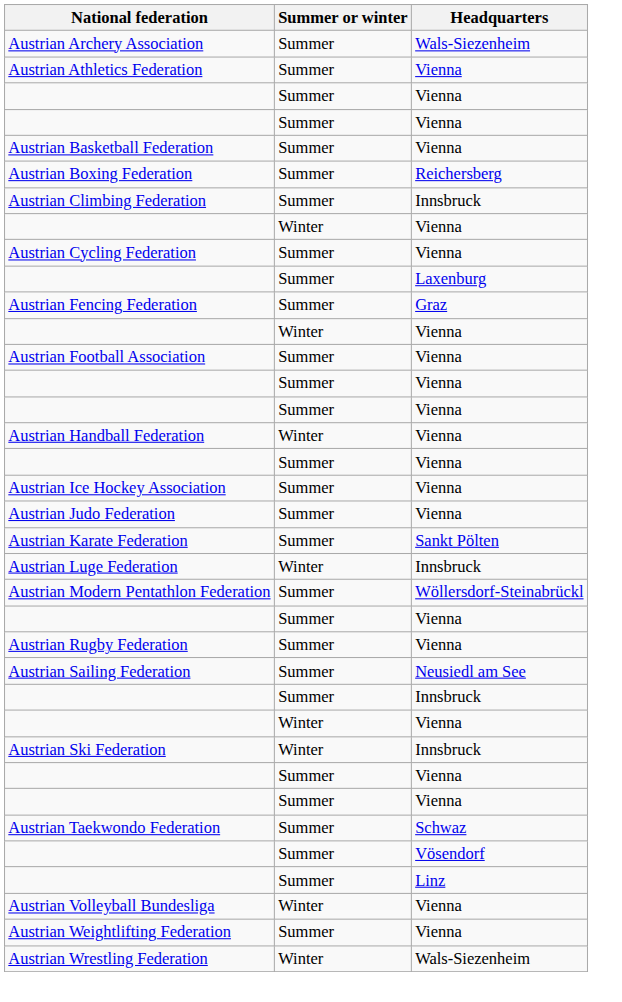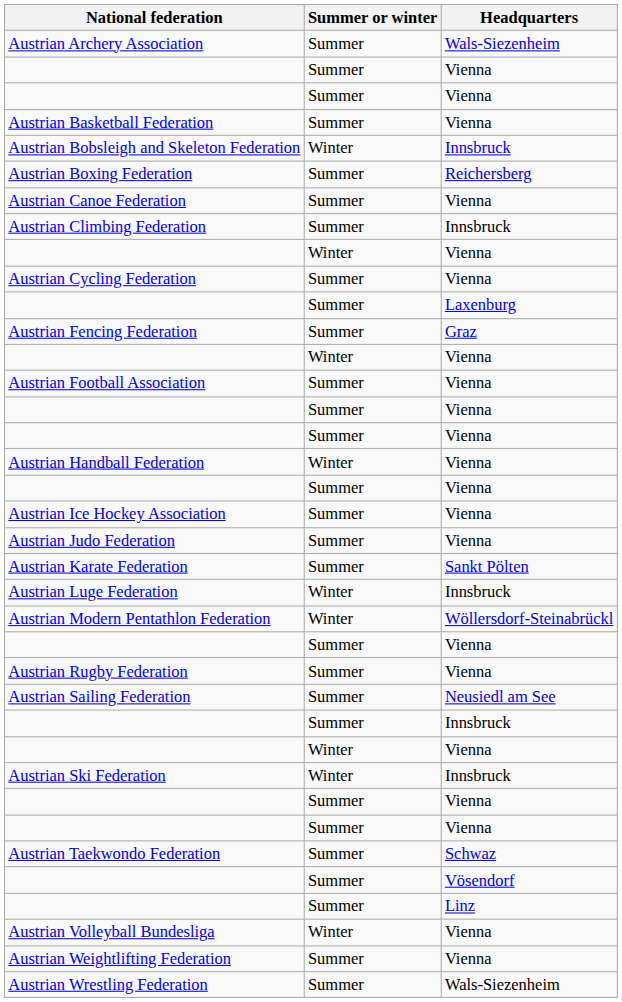- row: (105, 69)
+ row: (154, 148)
+ row: (97, 200)
(306, 592) Summer -> (330, 618) Winter
(301, 958) Winter -> (336, 984) Summer
